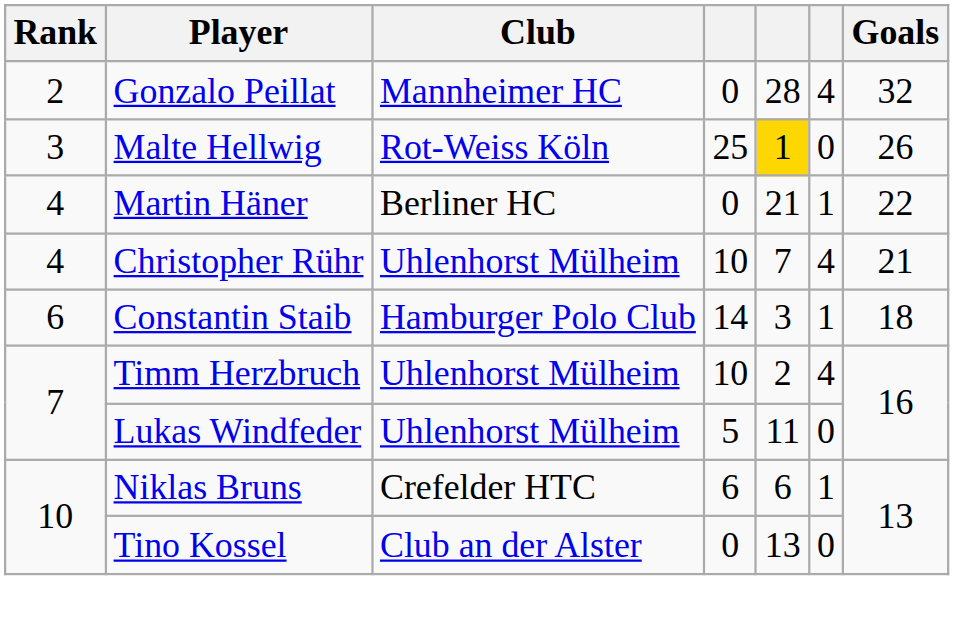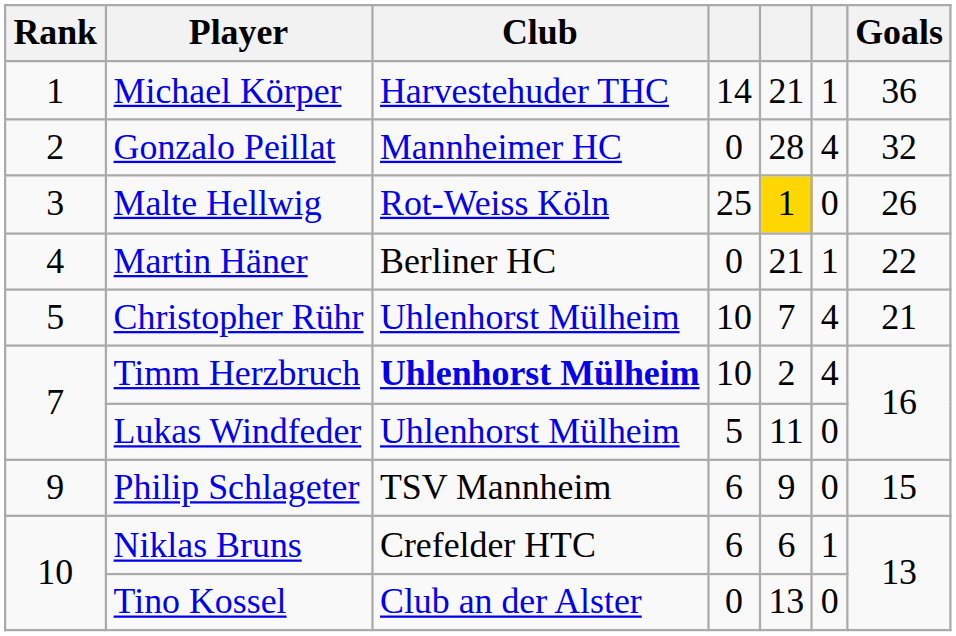+ row: (228, 89)
(55, 260) 4 -> (55, 317) 5
- row: (233, 317)
(530, 373) normal -> (540, 373) bold
+ row: (237, 487)
